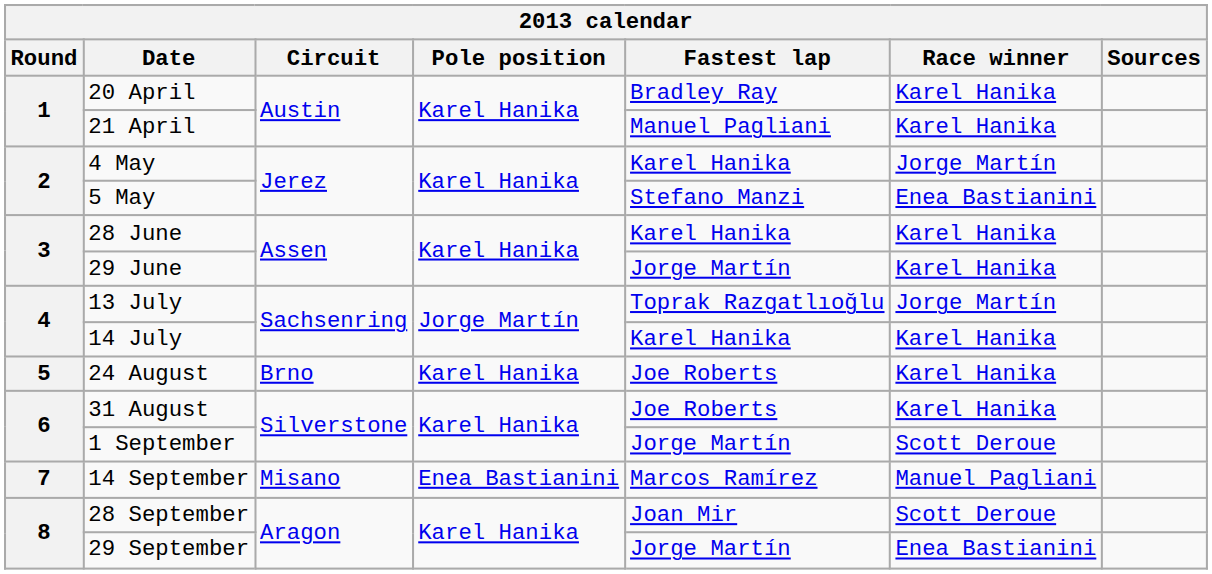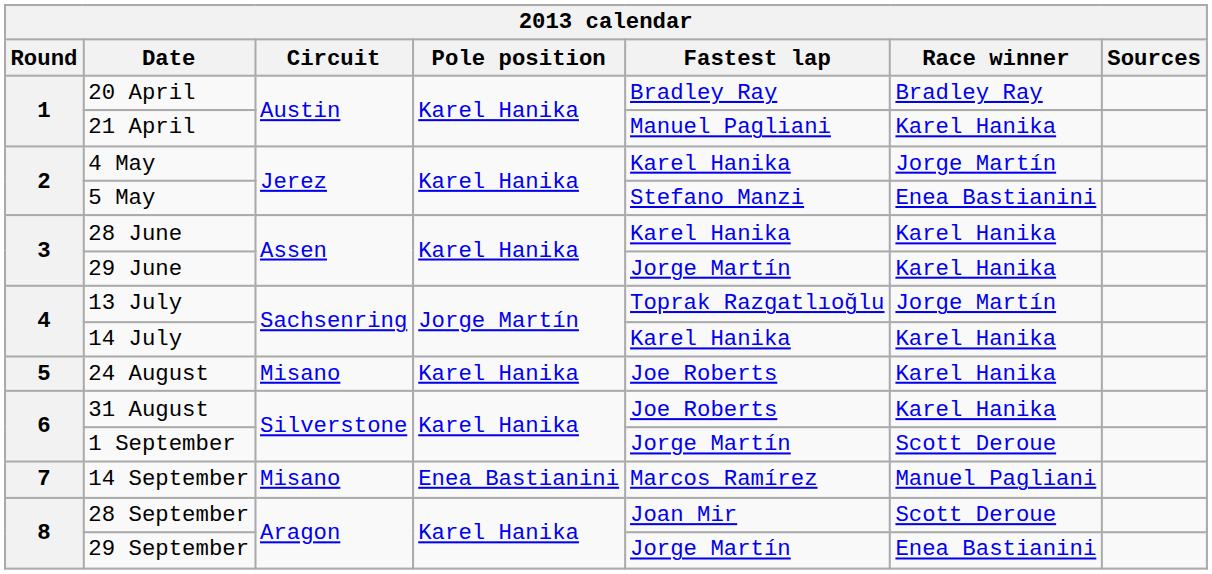(976, 93) Karel Hanika -> (969, 93) Bradley Ray
(287, 374) Brno -> (300, 374) Misano
